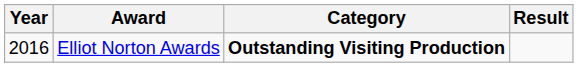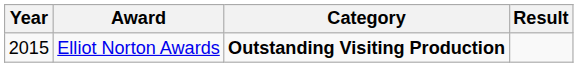(29, 47) 2016 -> (29, 47) 2015
